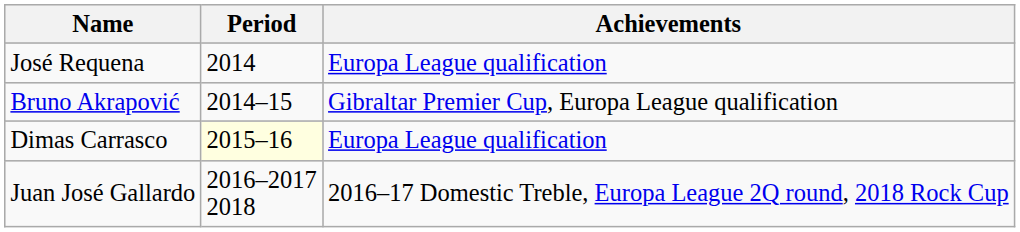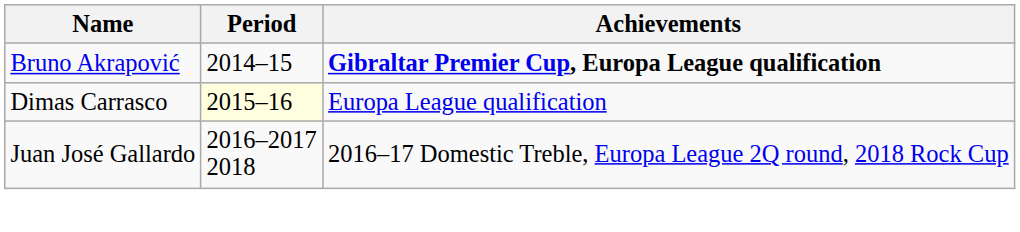- row: (77, 62)
(583, 101) normal -> (605, 62) bold
